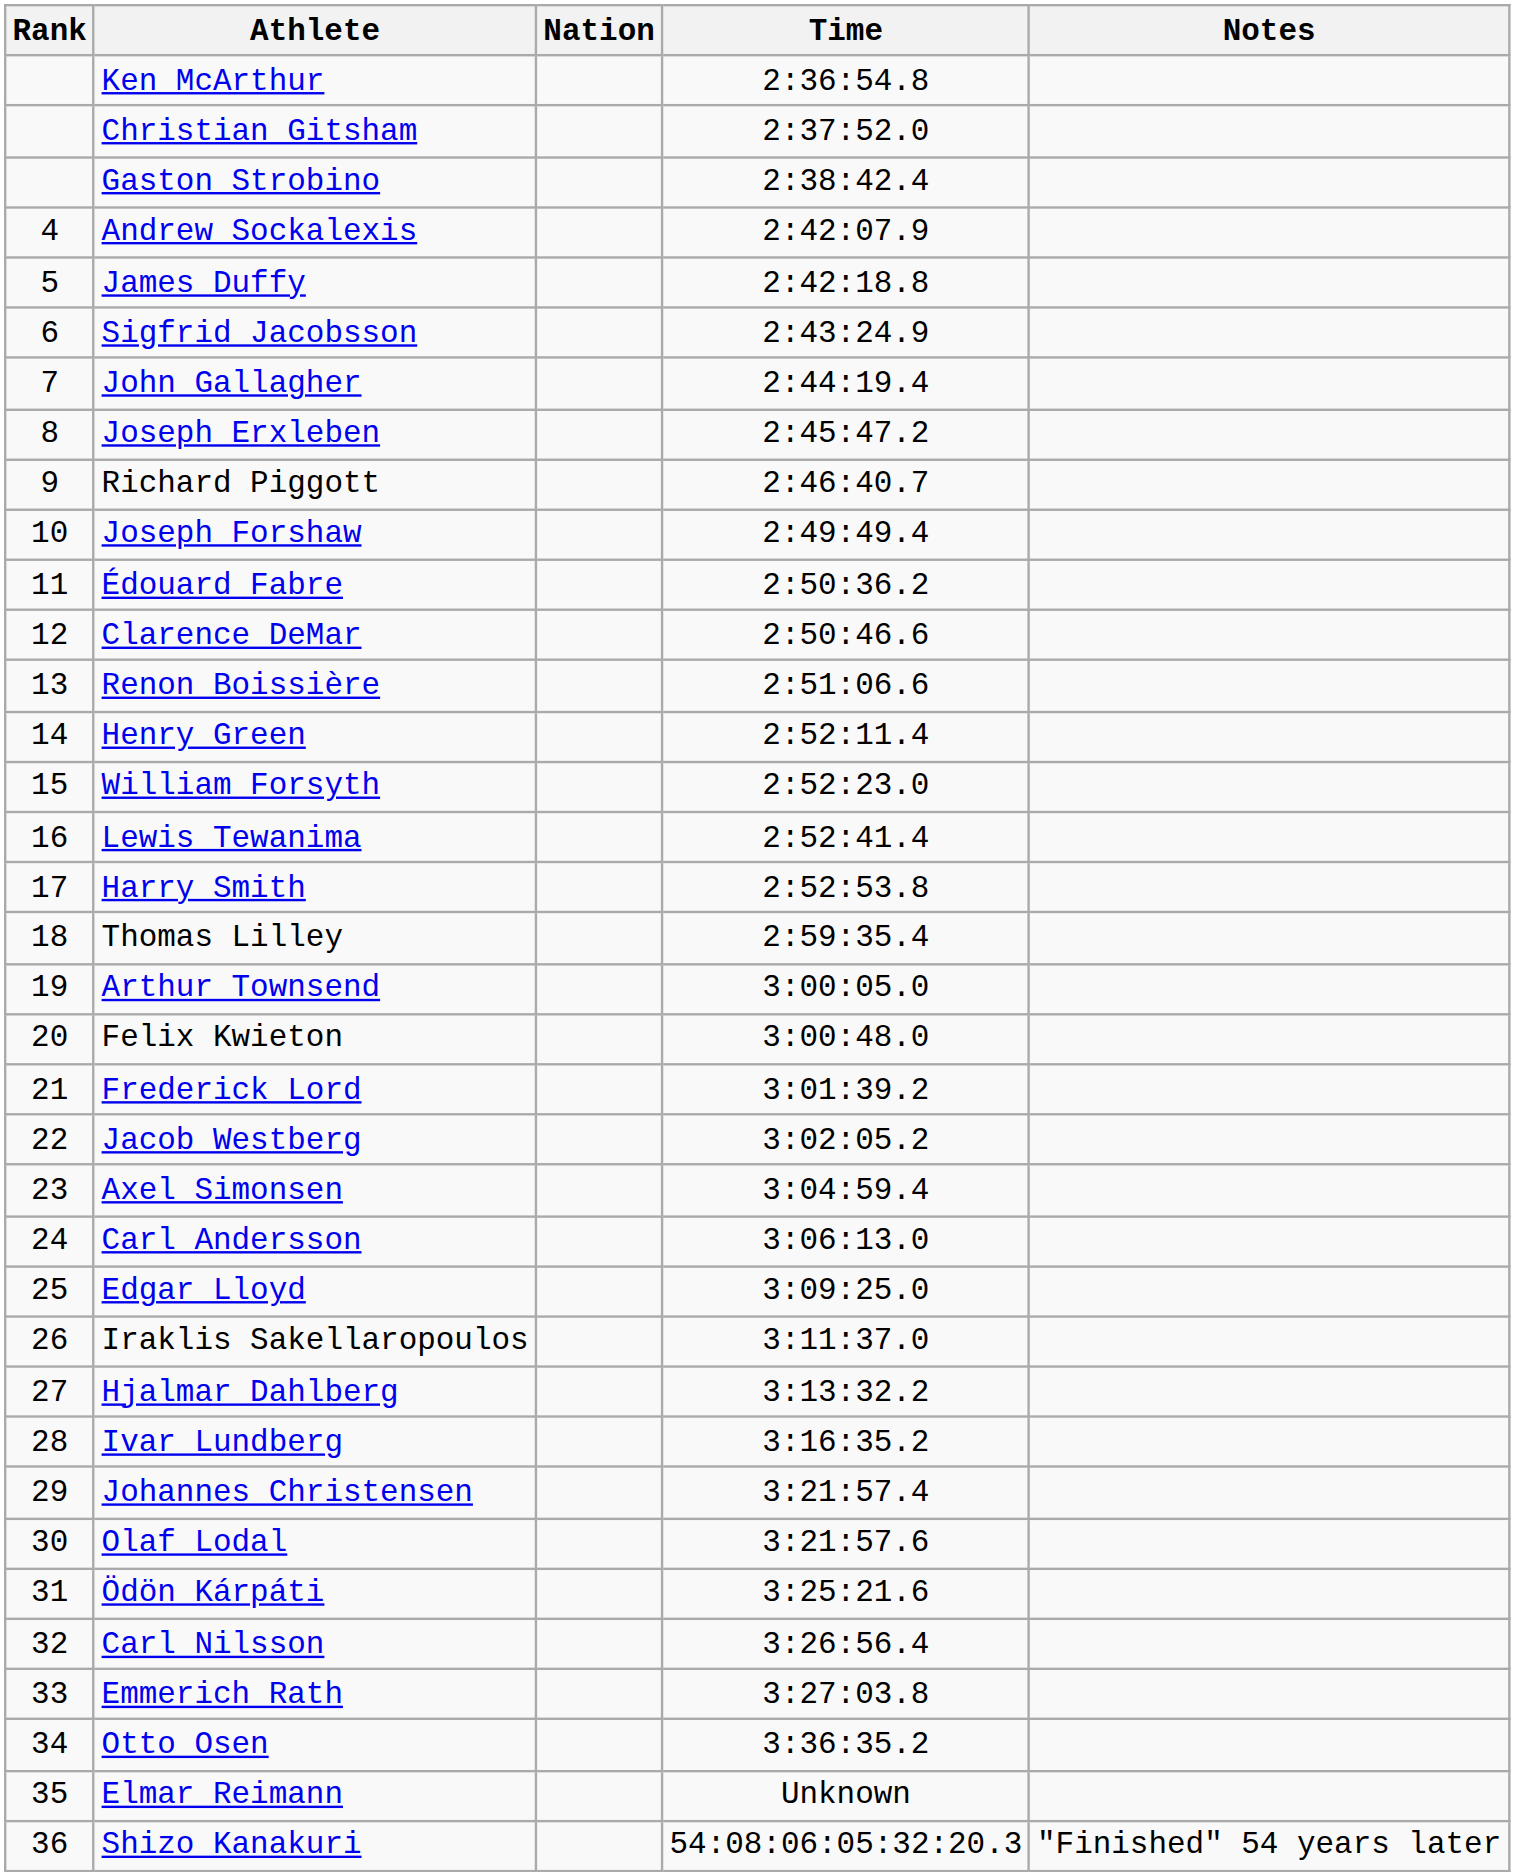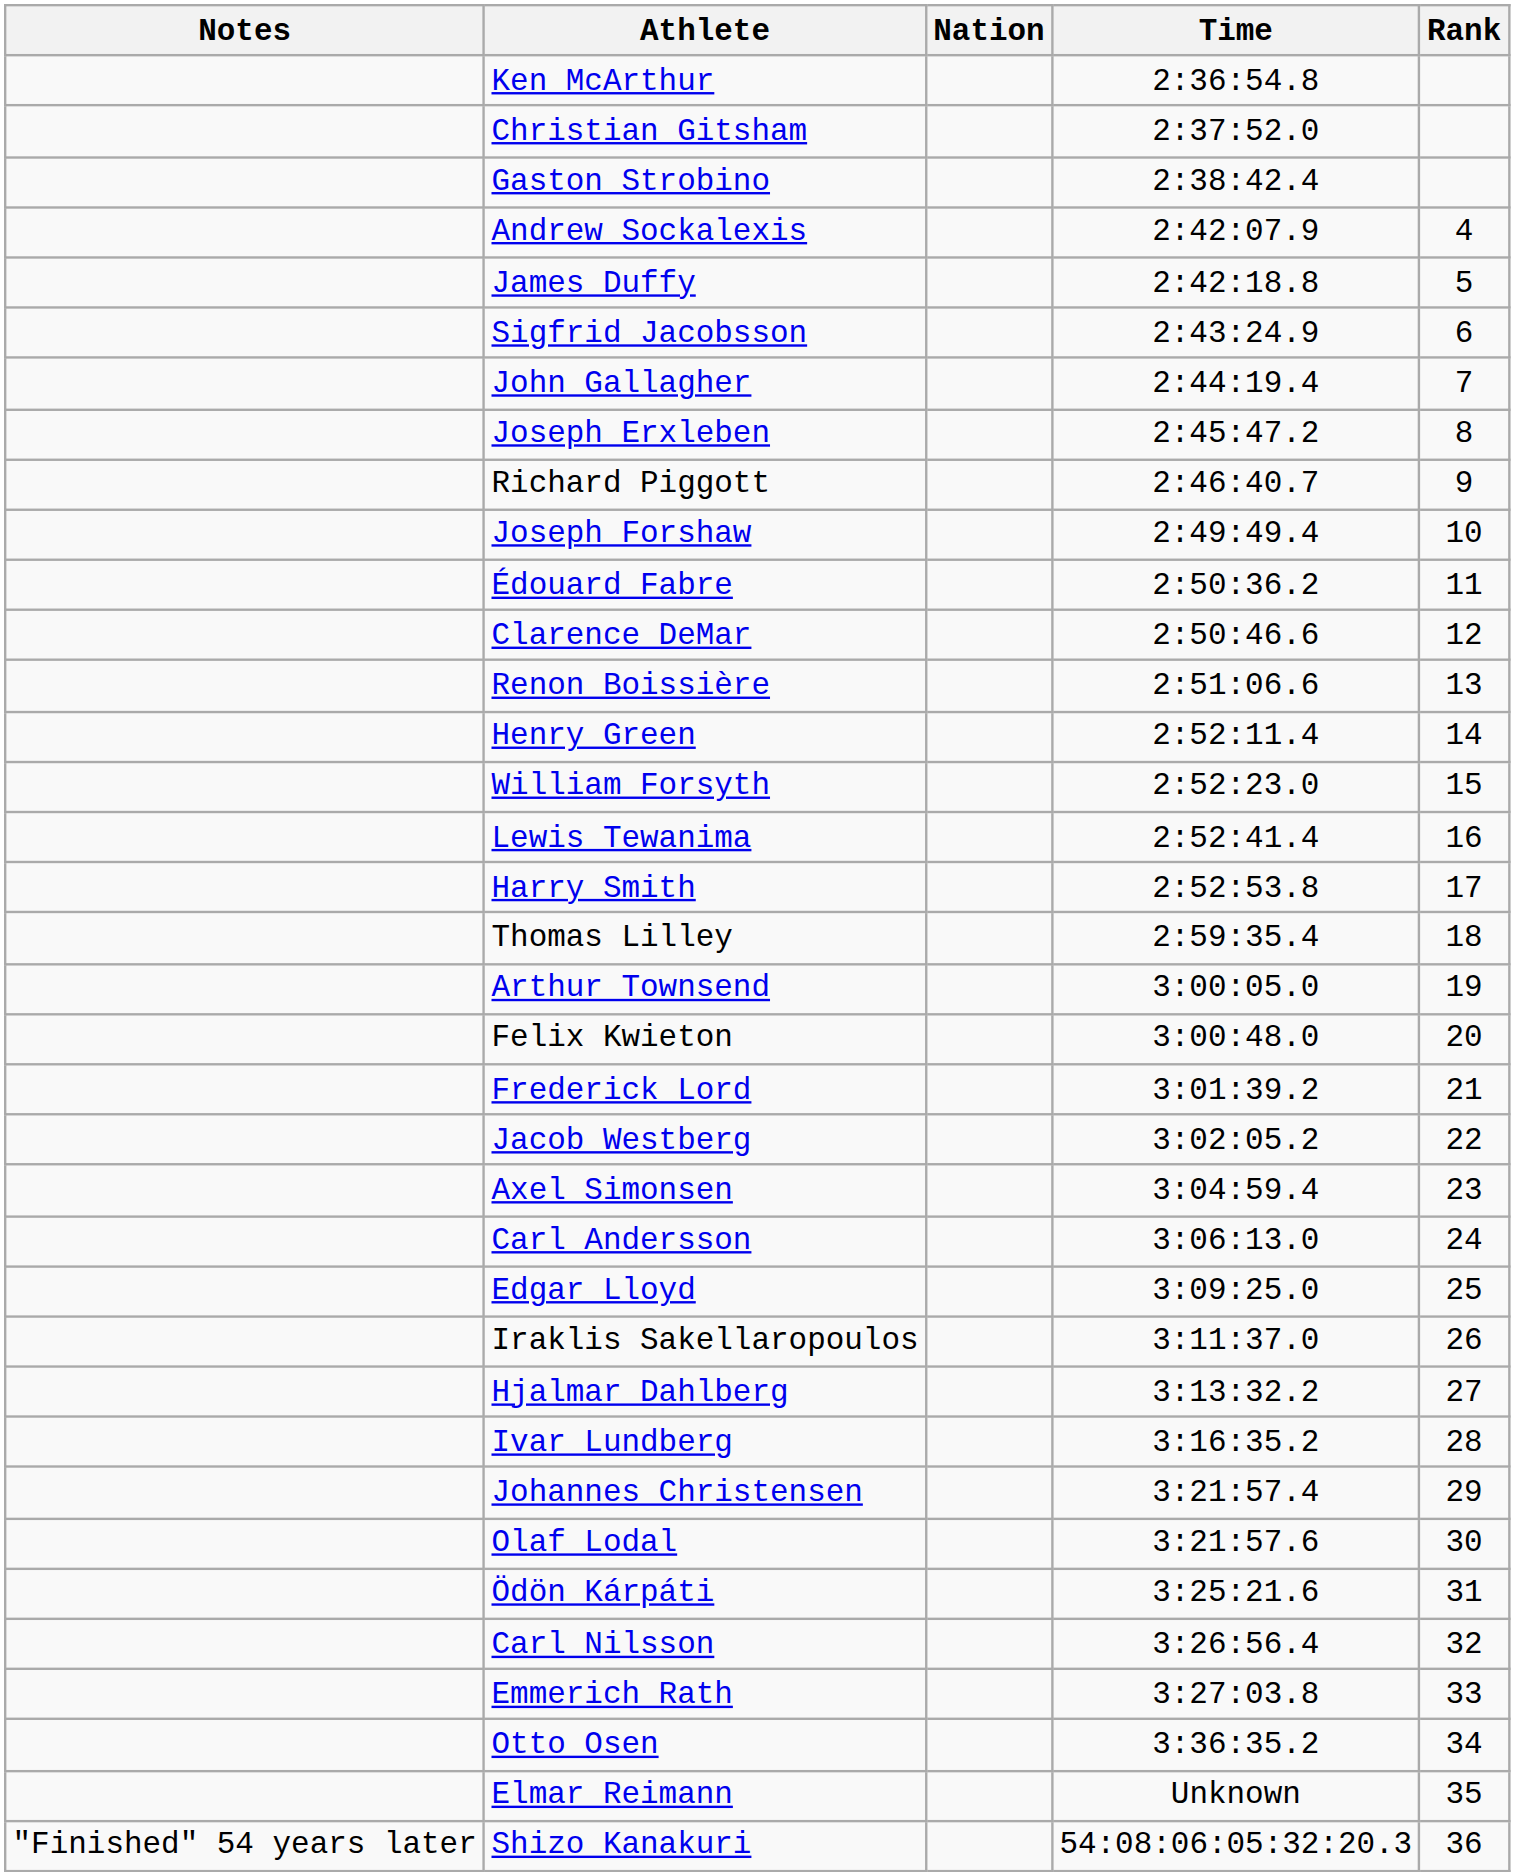columns swapped: (50, 30) <-> (1269, 30)
